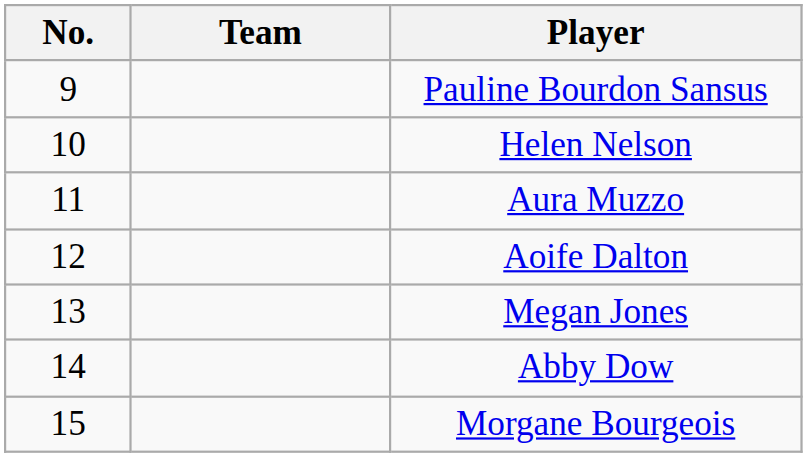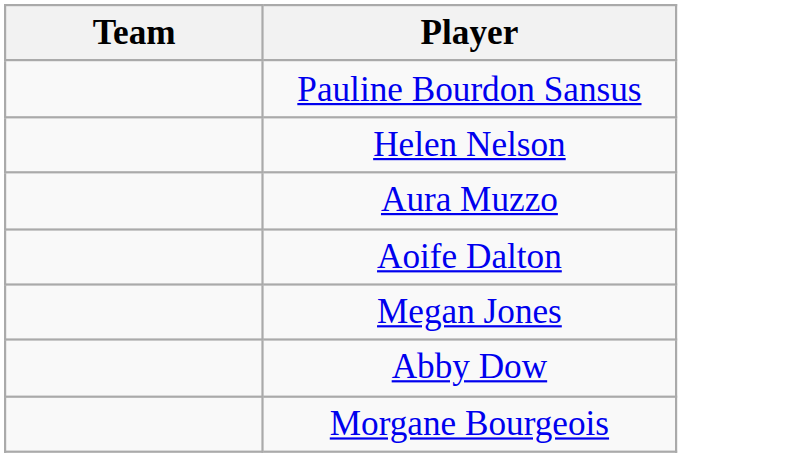- column: (68, 32)
